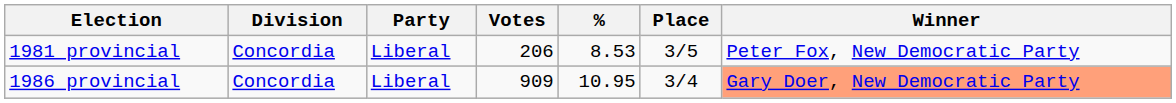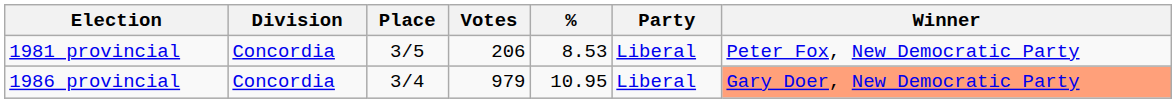columns swapped: (421, 20) <-> (681, 20)
(537, 82) 909 -> (508, 82) 979
